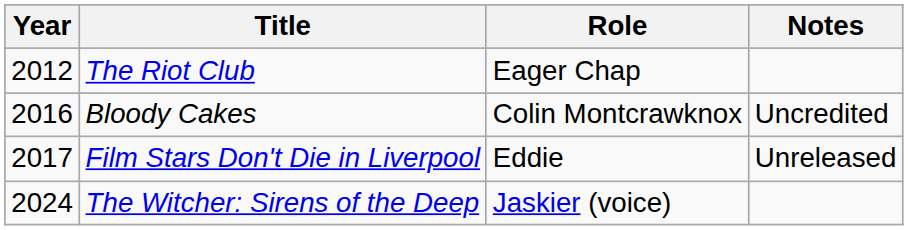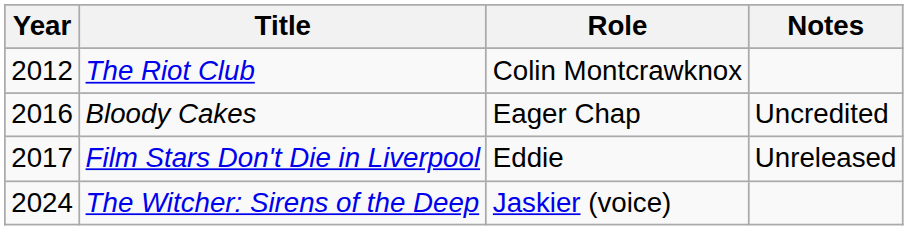(567, 70) Eager Chap -> (617, 70) Colin Montcrawknox
(617, 114) Colin Montcrawknox -> (567, 114) Eager Chap
